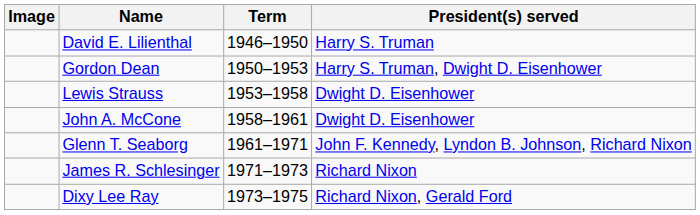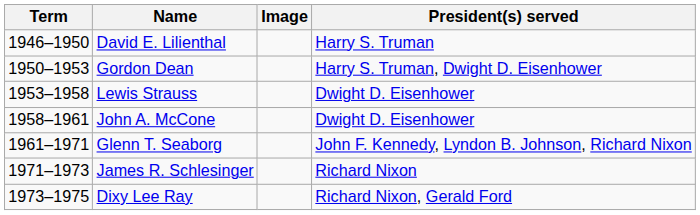columns swapped: (32, 17) <-> (267, 17)
